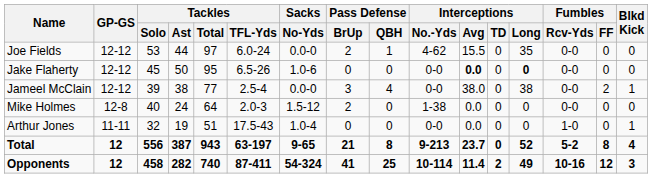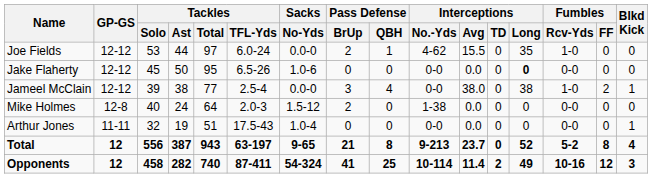(570, 51) 0-0 -> (570, 51) 1-0
(473, 70) bold -> (473, 70) normal
(570, 88) 0-0 -> (570, 88) 1-0
(570, 126) 1-0 -> (570, 126) 0-0
